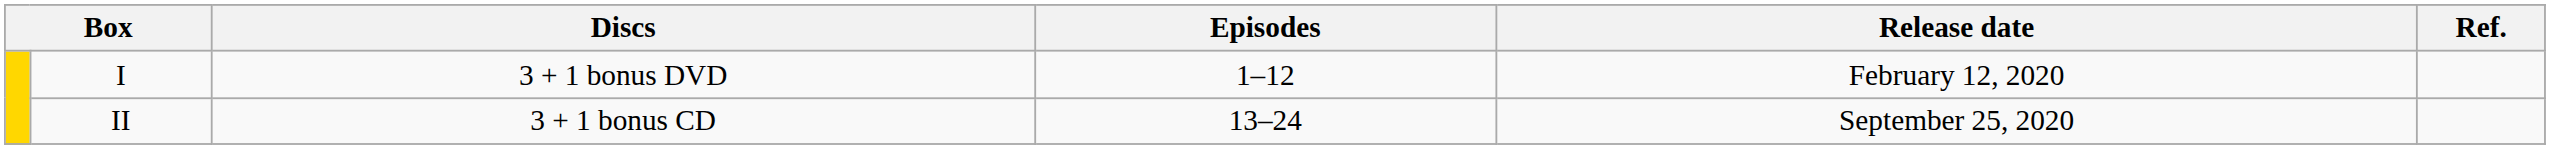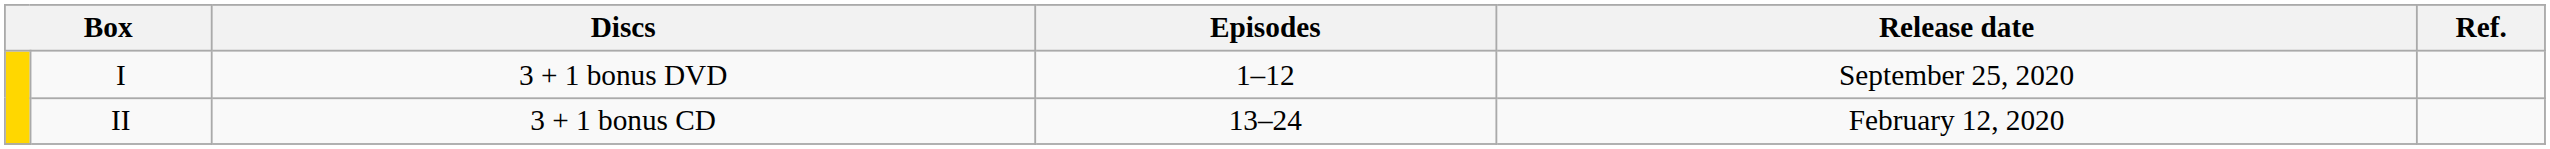(1957, 74) February 12, 2020 -> (1957, 74) September 25, 2020
(1957, 120) September 25, 2020 -> (1957, 120) February 12, 2020
